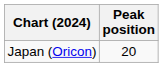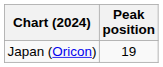(129, 51) 20 -> (129, 51) 19
